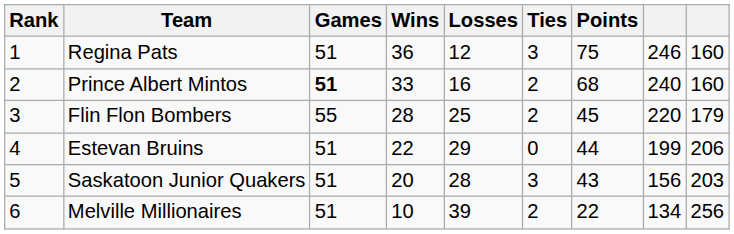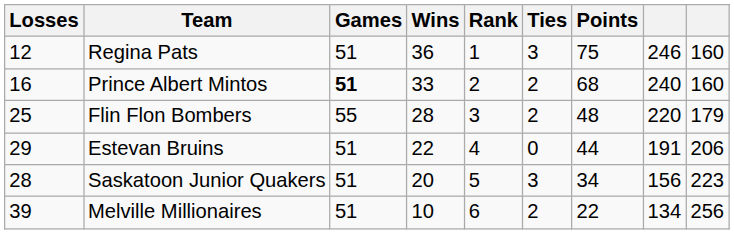columns swapped: (34, 20) <-> (483, 20)
(588, 116) 45 -> (588, 116) 48
(664, 148) 199 -> (664, 148) 191
(588, 180) 43 -> (588, 180) 34
(707, 180) 203 -> (707, 180) 223
